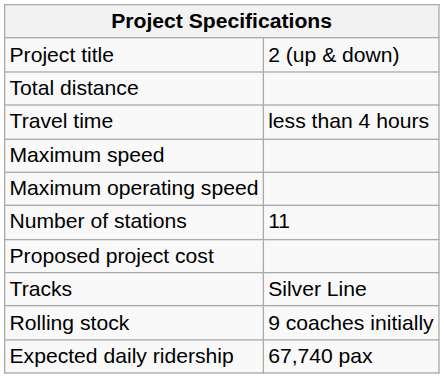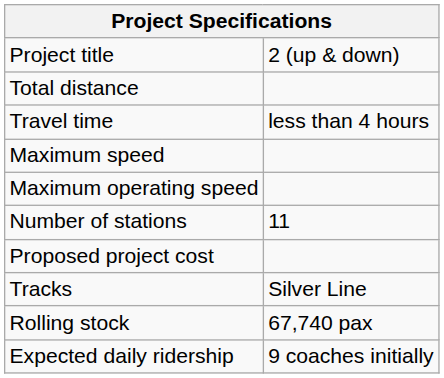(351, 322) 9 coaches initially -> (320, 322) 67,740 pax
(320, 356) 67,740 pax -> (351, 356) 9 coaches initially
